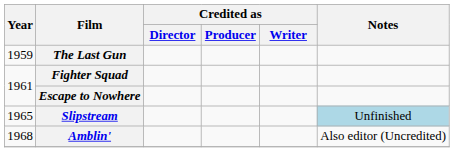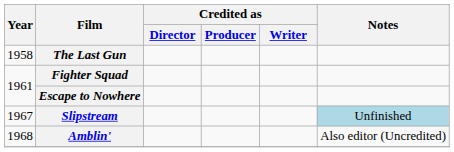(20, 55) 1959 -> (20, 55) 1958
(20, 116) 1965 -> (20, 116) 1967
